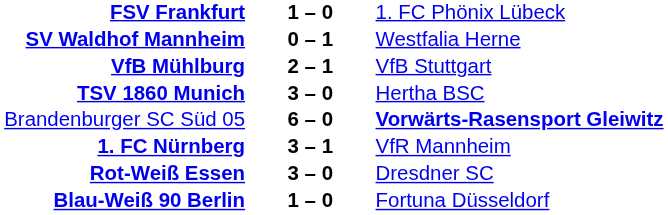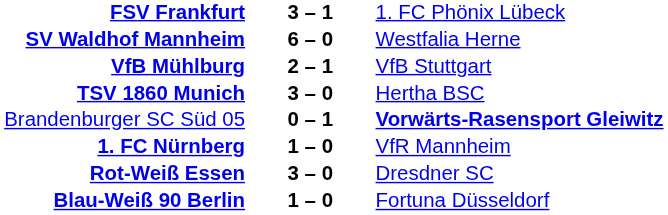(310, 11) 1 – 0 -> (310, 11) 3 – 1
(310, 38) 0 – 1 -> (310, 38) 6 – 0
(310, 119) 6 – 0 -> (310, 119) 0 – 1
(310, 146) 3 – 1 -> (310, 146) 1 – 0
